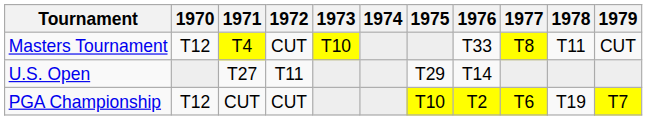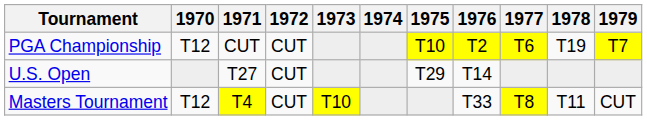rows swapped: (88, 46) <-> (85, 102)
(289, 74) T11 -> (289, 74) CUT
